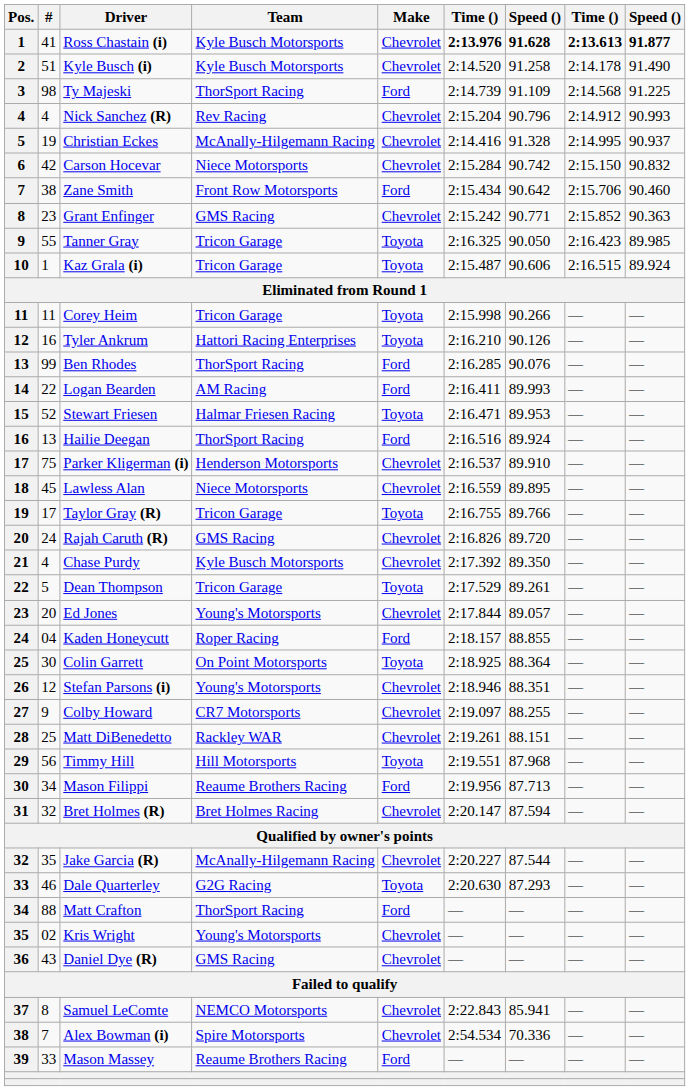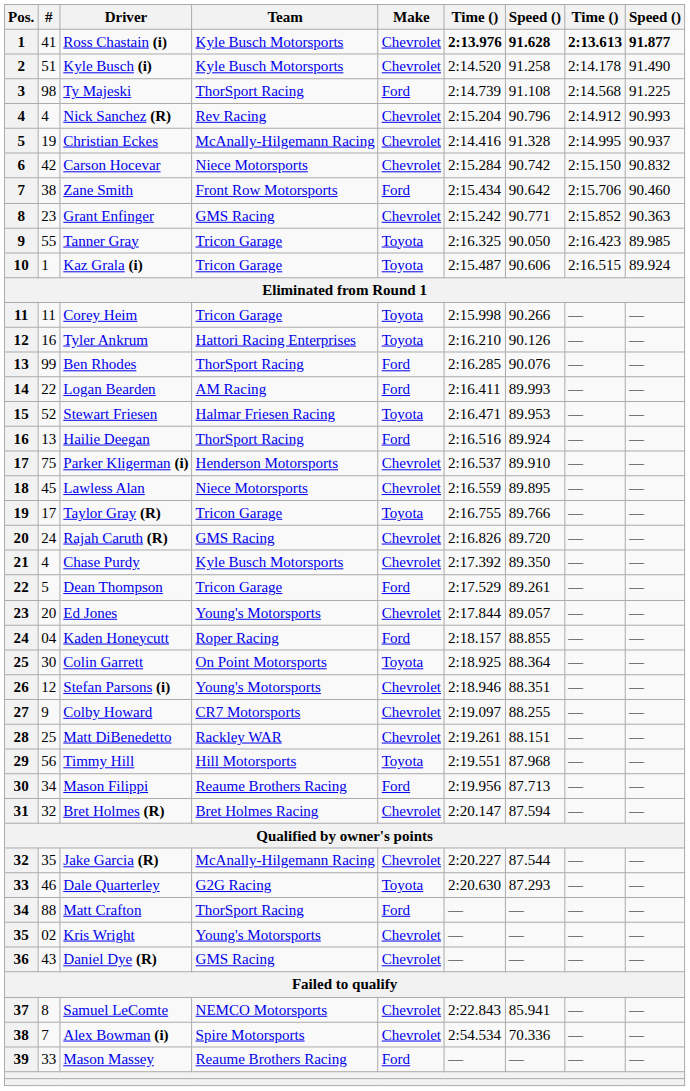(530, 91) 91.109 -> (530, 91) 91.108
(402, 587) Toyota -> (396, 587) Ford
